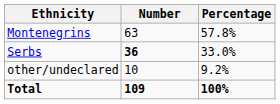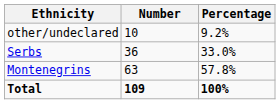rows swapped: (49, 33) <-> (63, 70)
(131, 52) bold -> (131, 52) normal
